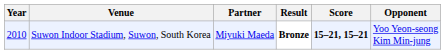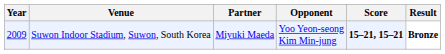columns swapped: (406, 13) <-> (294, 13)
(17, 35) 2010 -> (17, 35) 2009
